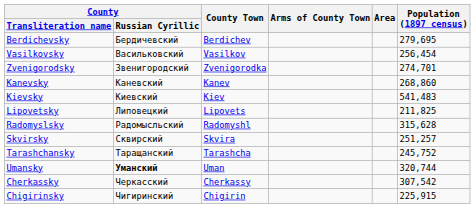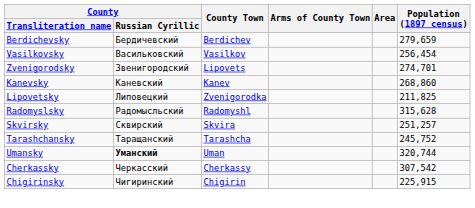(418, 40) 279,695 -> (418, 40) 279,659
(235, 68) Zvenigorodka -> (224, 68) Lipovets
- row: (25, 97)
(224, 111) Lipovets -> (235, 97) Zvenigorodka
